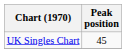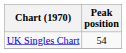(102, 40) 45 -> (102, 40) 54
